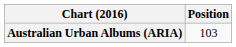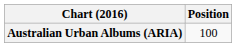(208, 33) 103 -> (208, 33) 100
